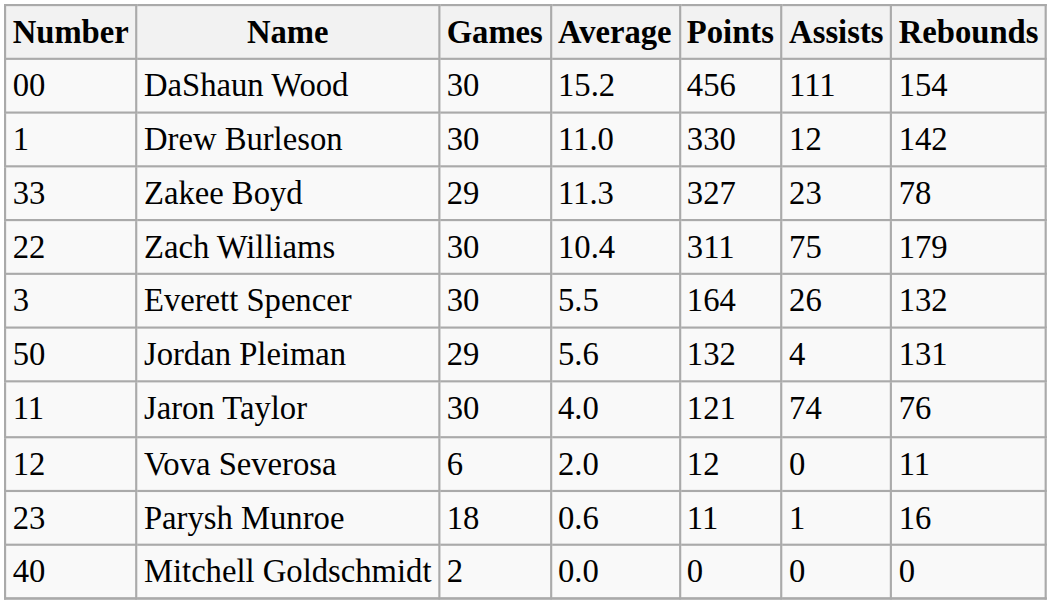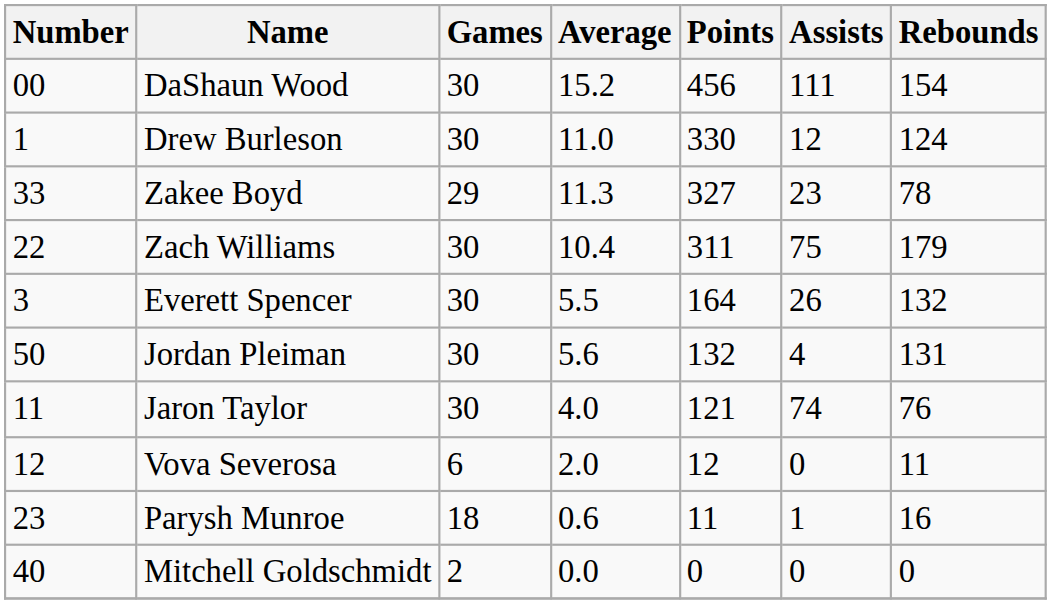(923, 139) 142 -> (923, 139) 124
(463, 354) 29 -> (463, 354) 30
